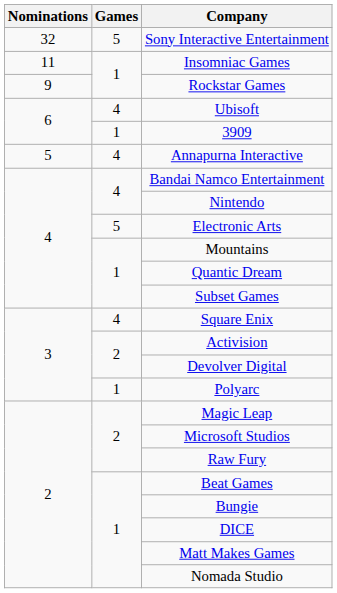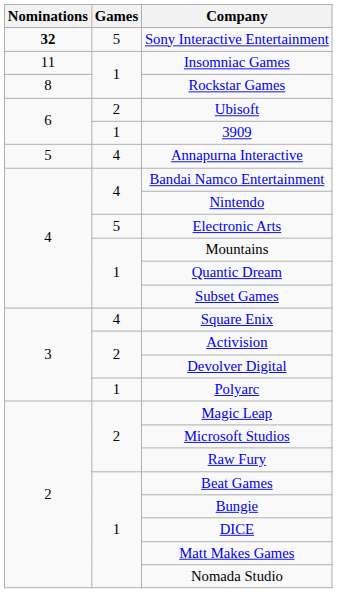(48, 39) normal -> (48, 39) bold
(48, 86) 9 -> (48, 86) 8
(116, 109) 4 -> (116, 109) 2
